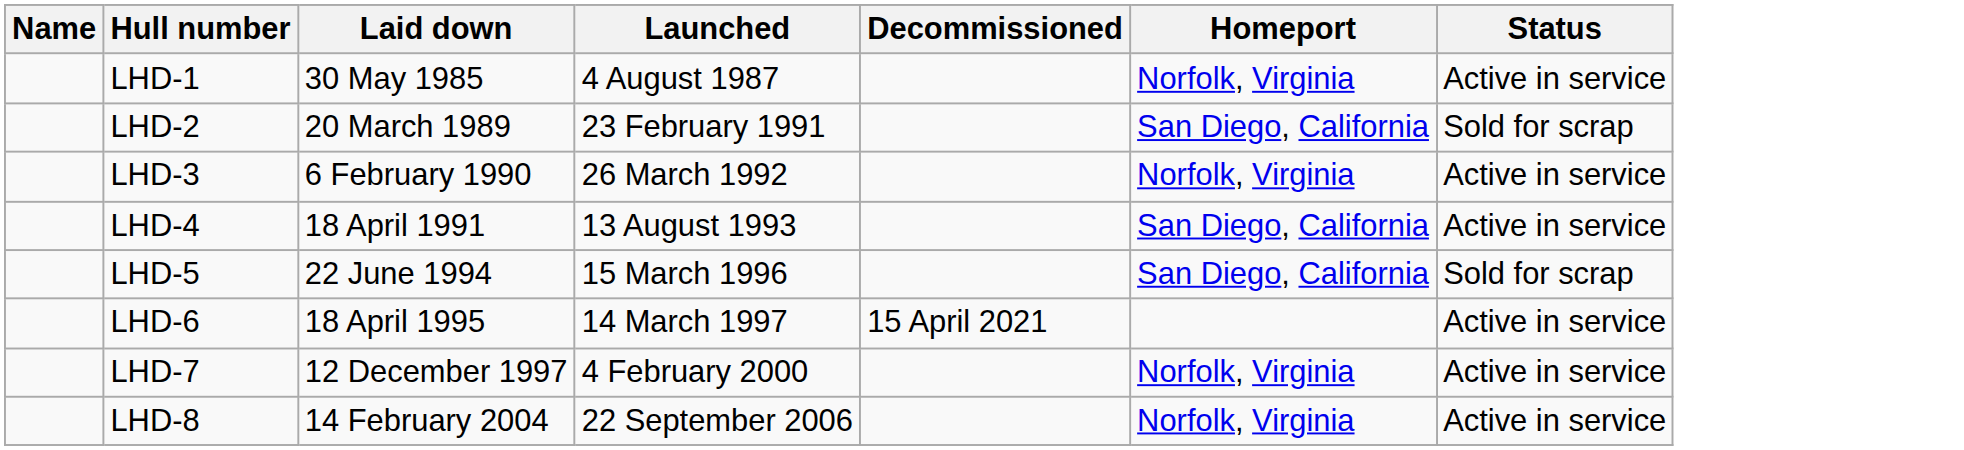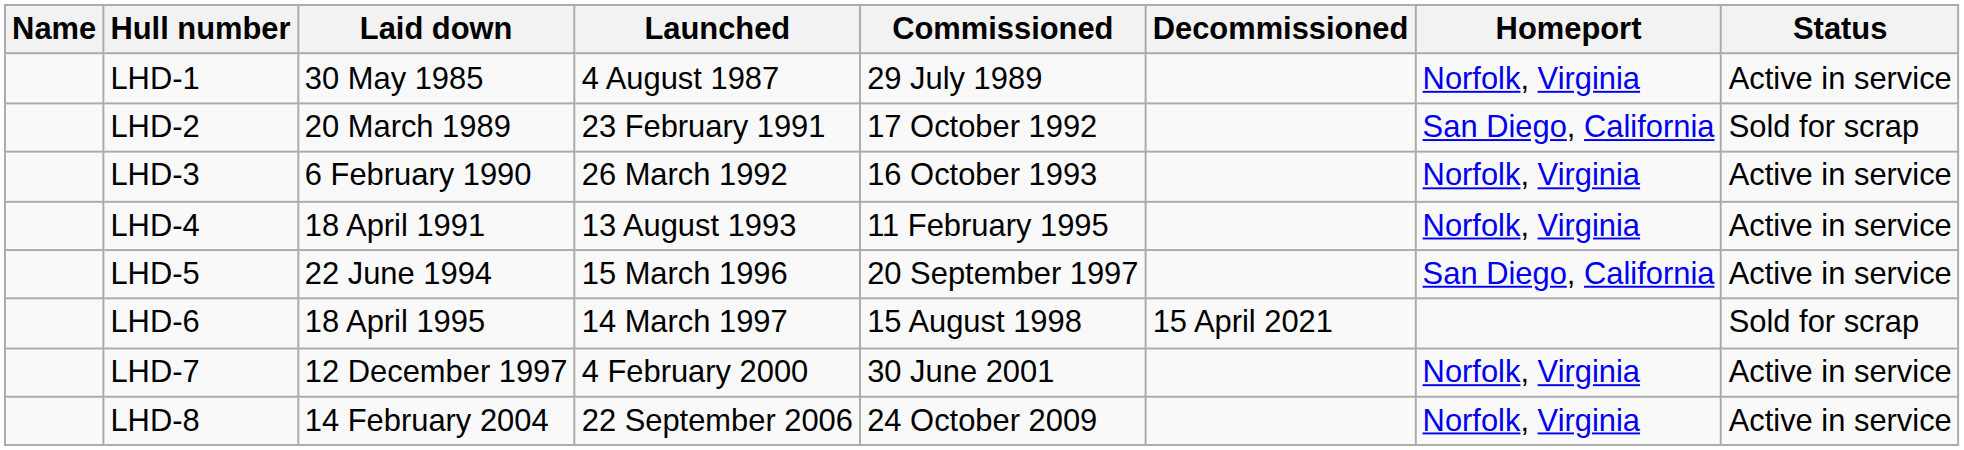+ column: (1003, 28)
(1283, 224) San Diego, California -> (1531, 224) Norfolk, Virginia
(1538, 273) Sold for scrap -> (1840, 273) Active in service
(1555, 322) Active in service -> (1824, 322) Sold for scrap
